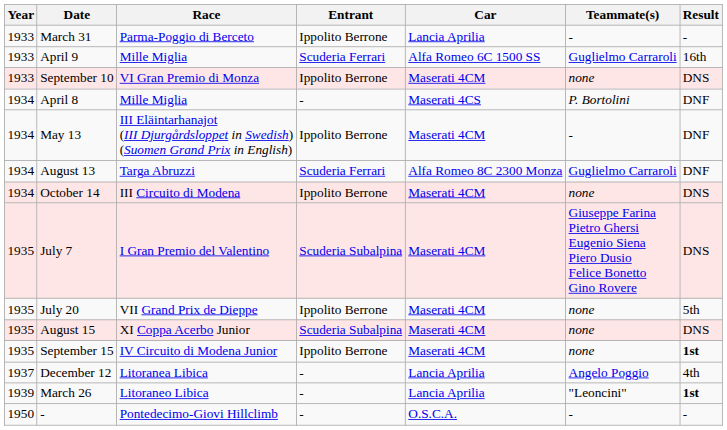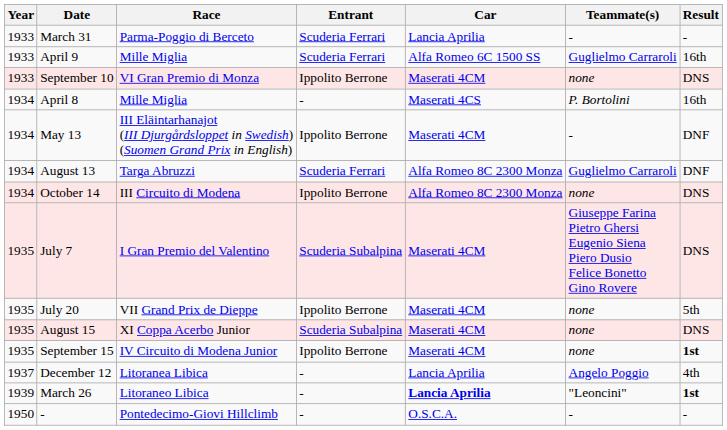(343, 36) Ippolito Berrone -> (342, 36) Scuderia Ferrari
(696, 99) DNF -> (695, 99) 16th
(447, 192) Maserati 4CM -> (485, 192) Alfa Romeo 8C 2300 Monza
(446, 393) normal -> (449, 393) bold
